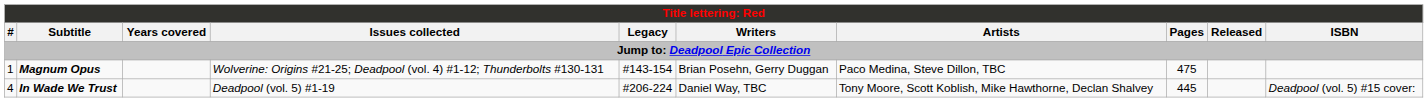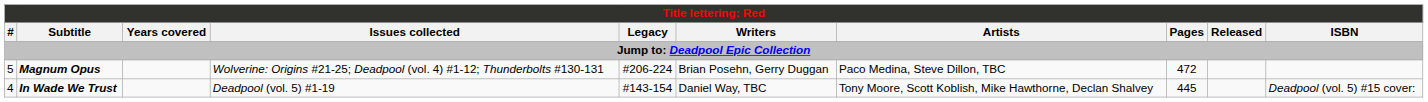(10, 69) 1 -> (10, 69) 5
(648, 69) #143-154 -> (648, 69) #206-224
(1187, 69) 475 -> (1187, 69) 472
(648, 87) #206-224 -> (648, 87) #143-154
